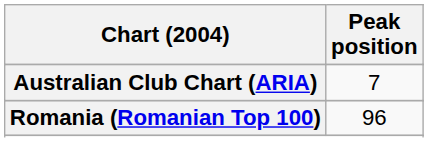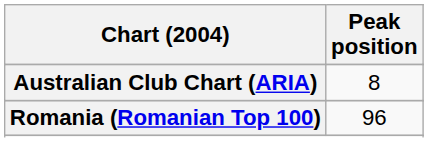(374, 82) 7 -> (374, 82) 8
